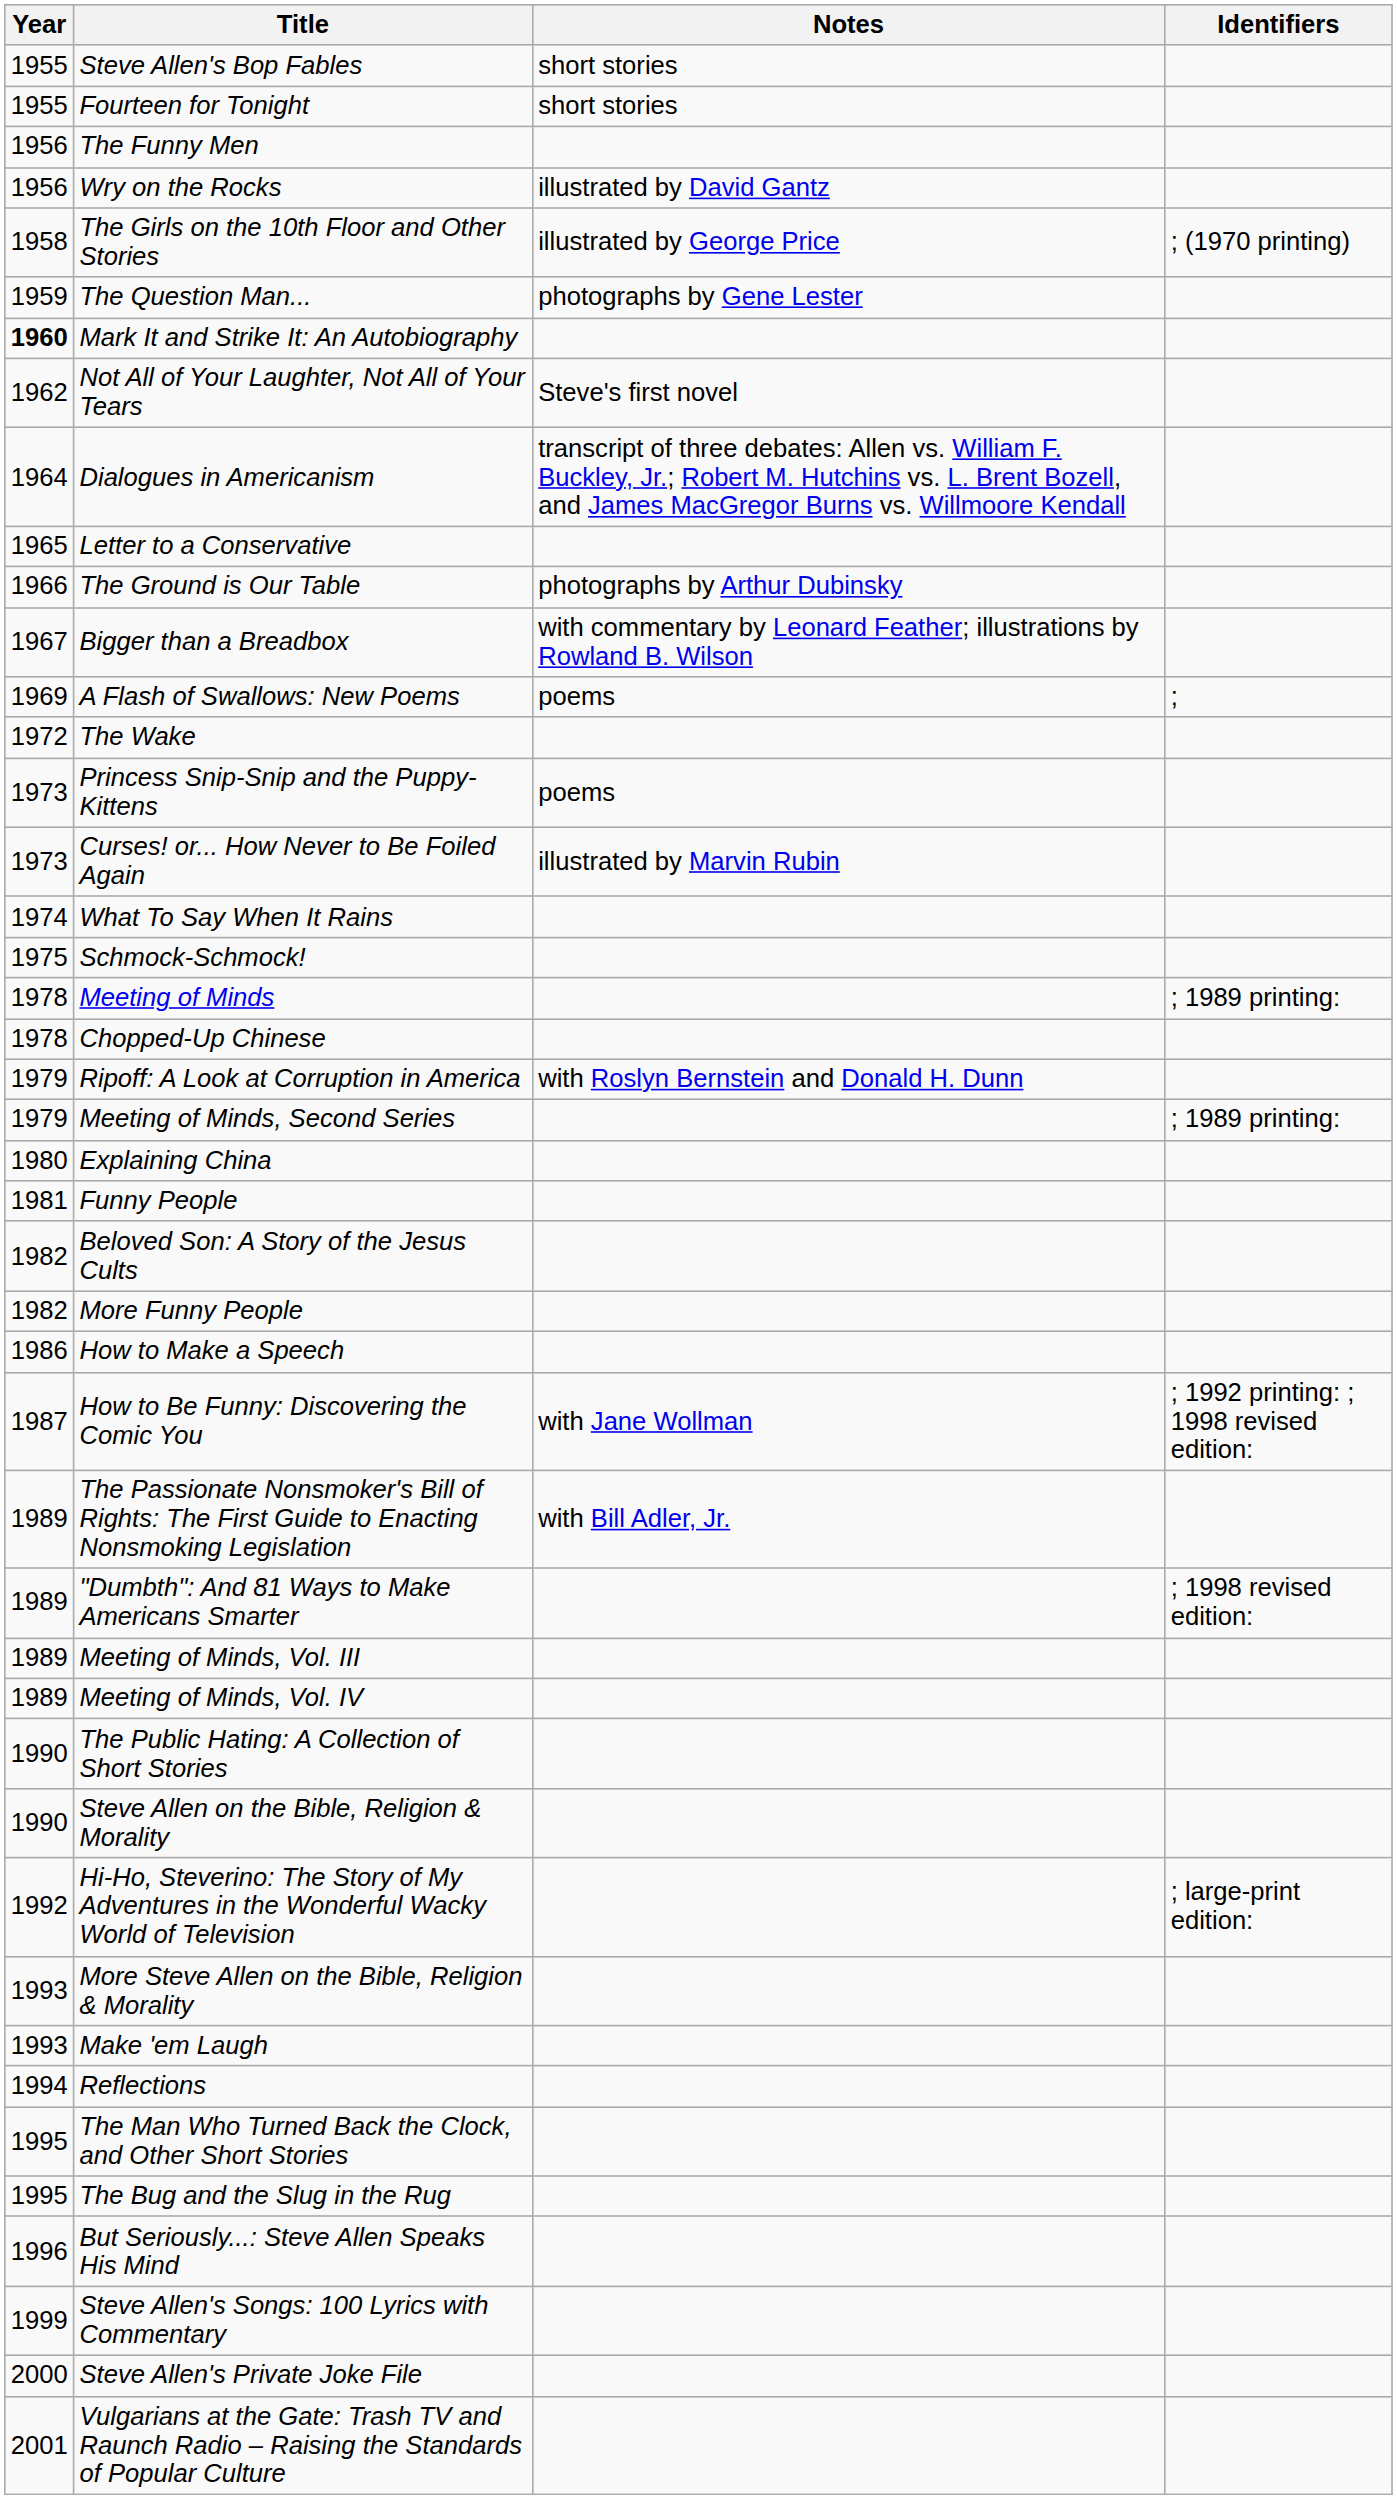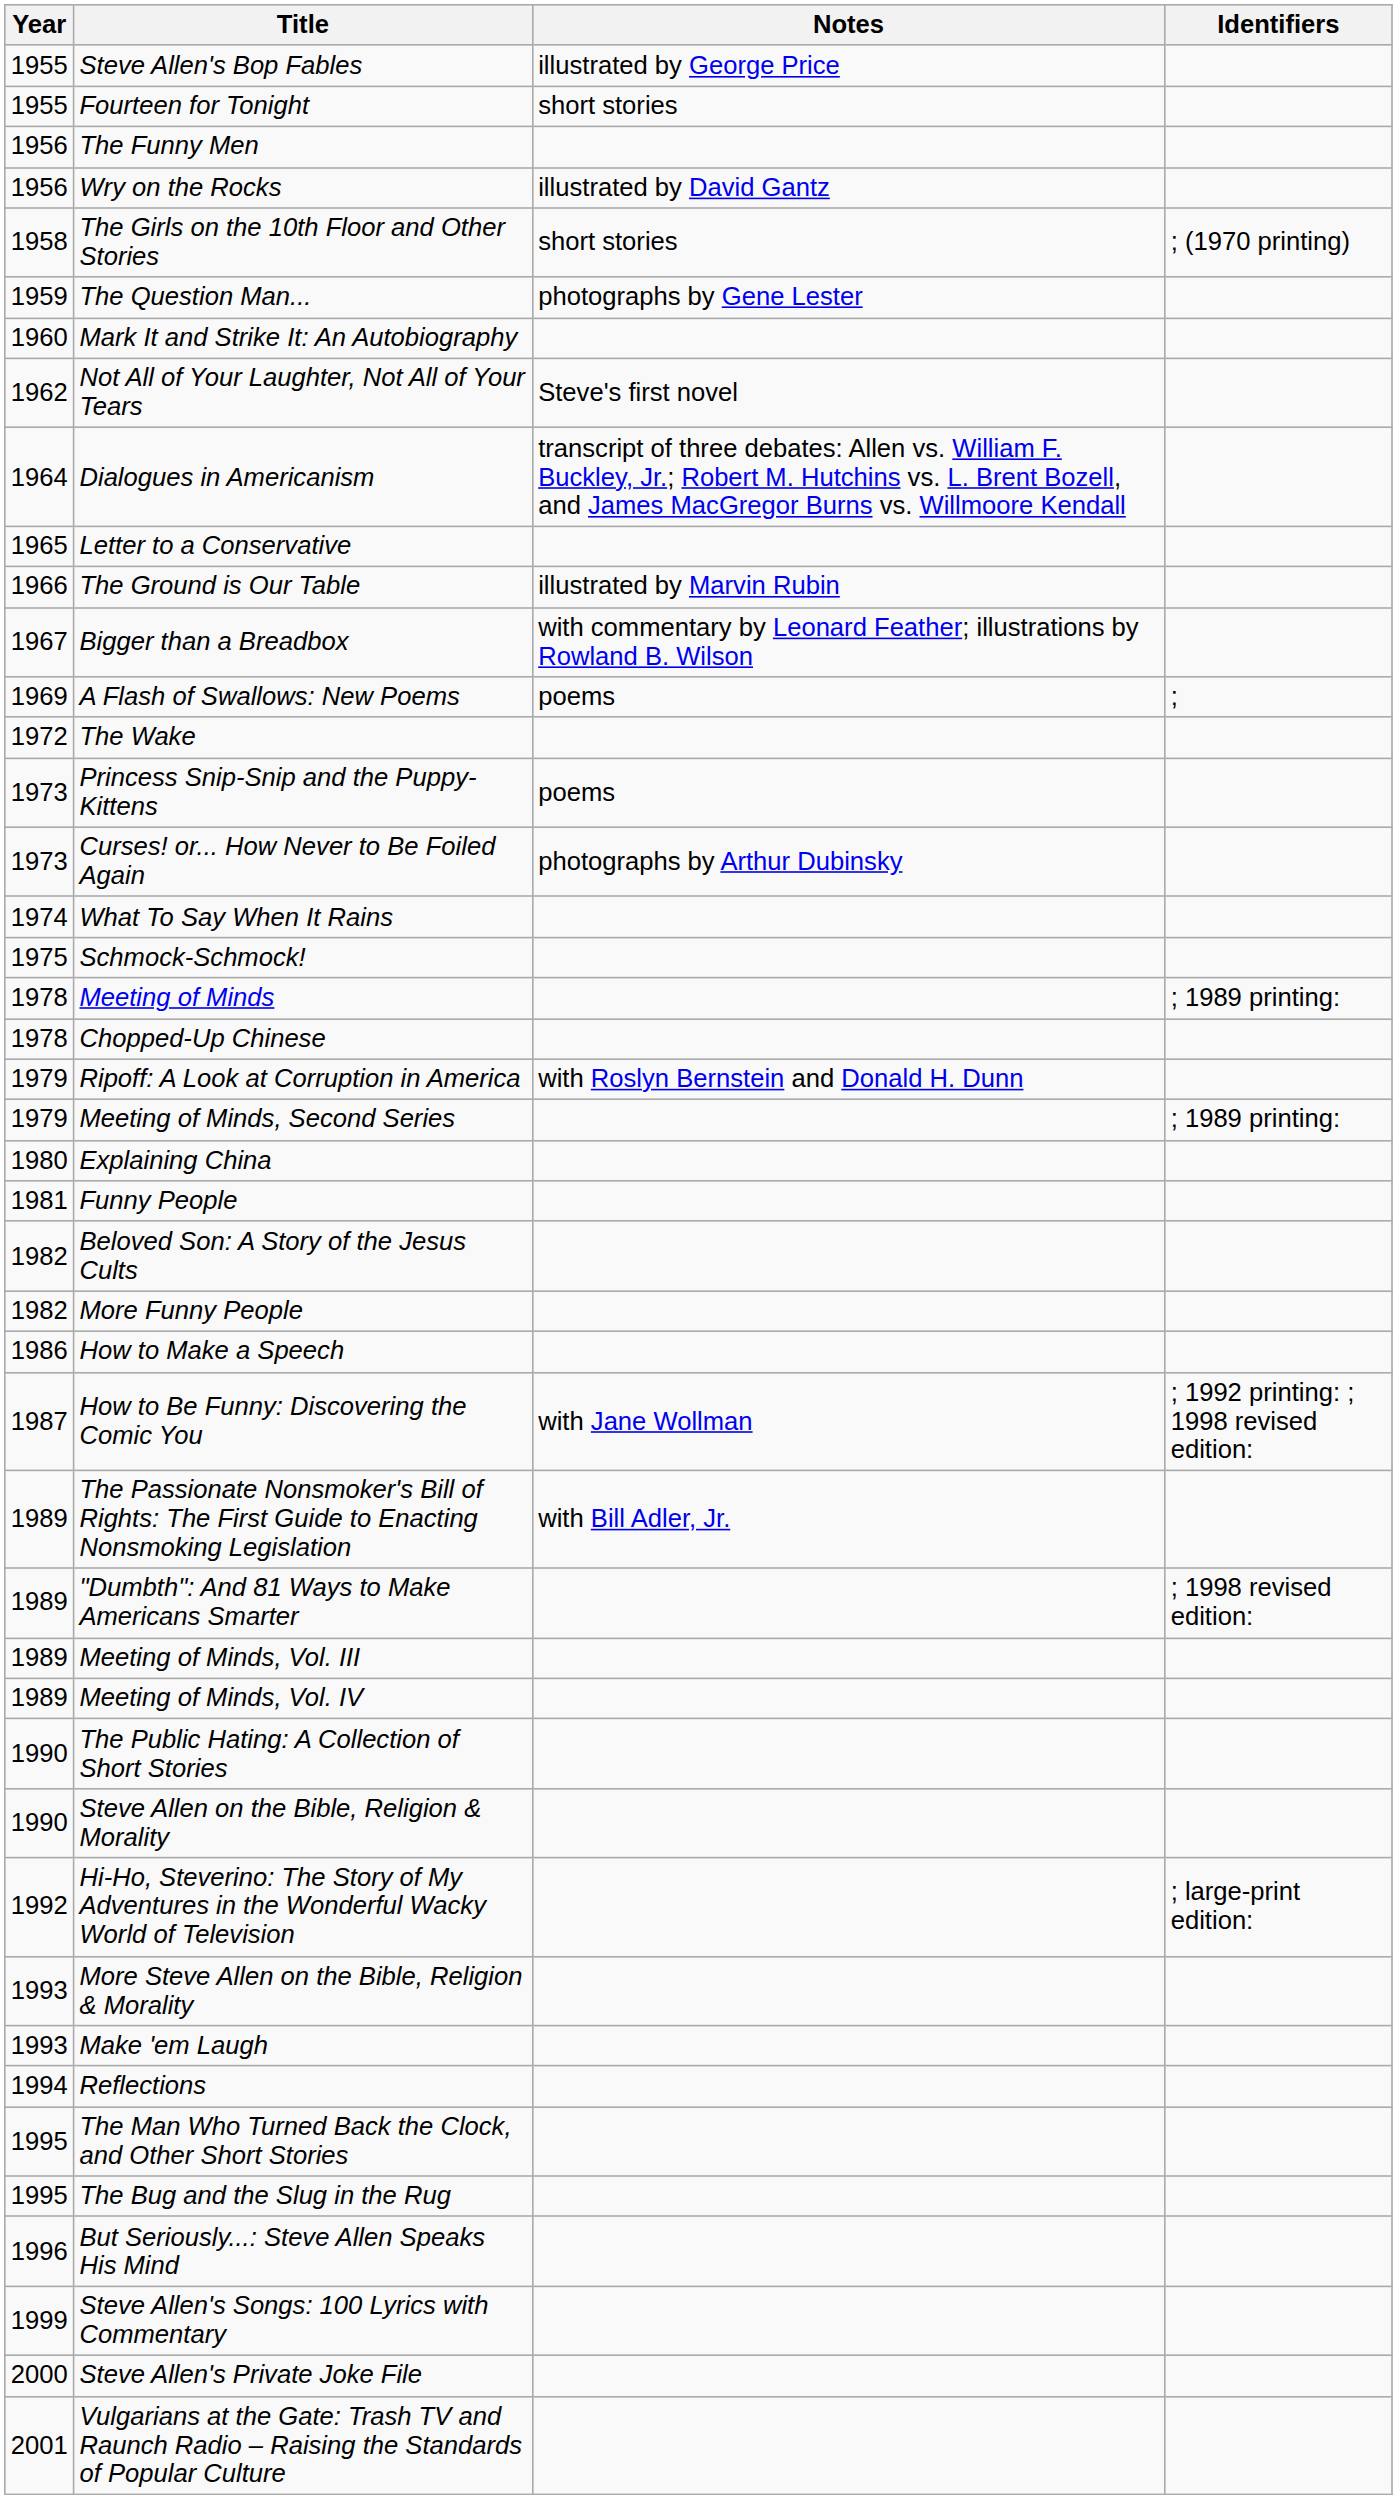(608, 65) short stories -> (689, 65) illustrated by George Price
(689, 242) illustrated by George Price -> (608, 242) short stories
(39, 337) bold -> (39, 337) normal
(720, 586) photographs by Arthur Dubinsky -> (689, 586) illustrated by Marvin Rubin
(689, 861) illustrated by Marvin Rubin -> (720, 861) photographs by Arthur Dubinsky
